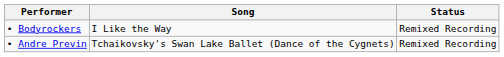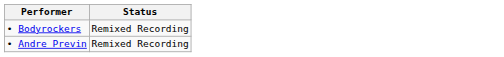- column: (243, 12)
